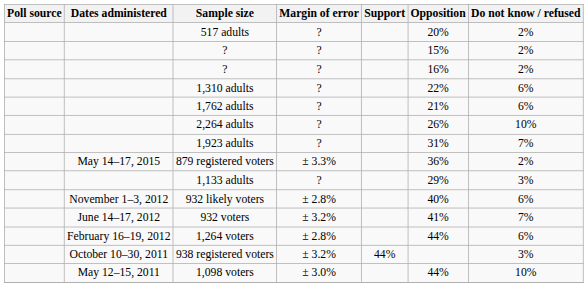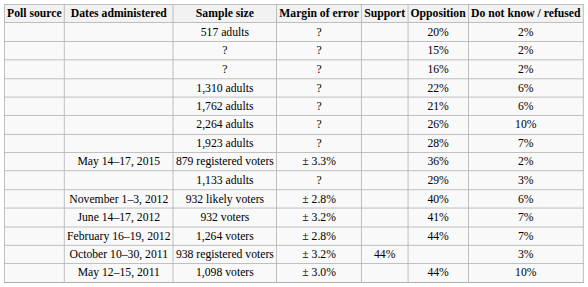(438, 143) 31% -> (438, 143) 28%
(526, 236) 6% -> (526, 236) 7%
